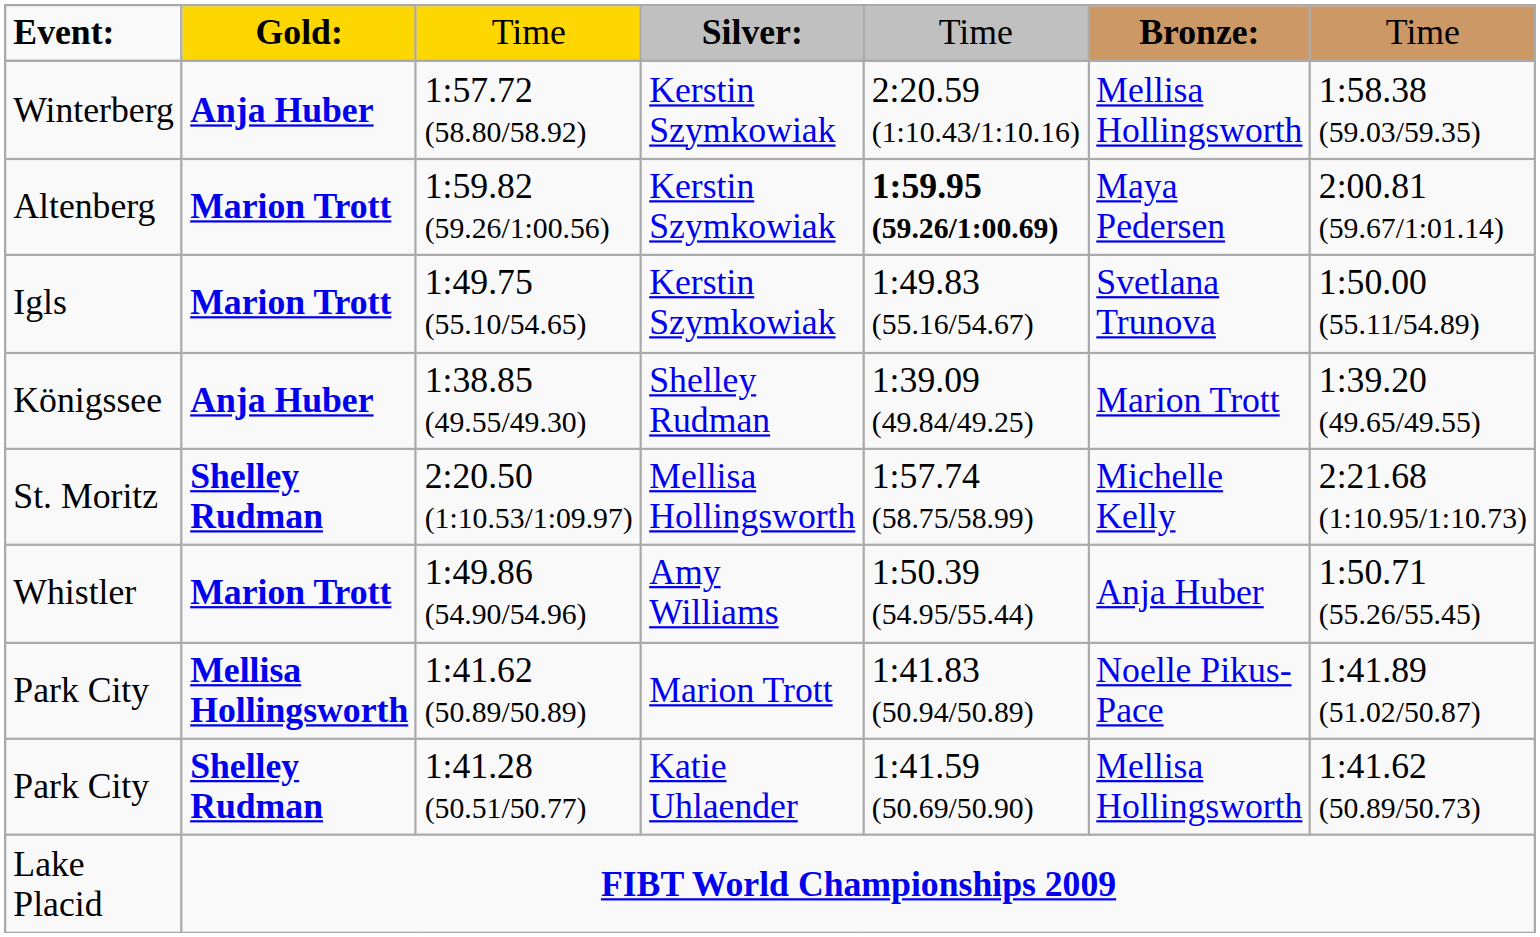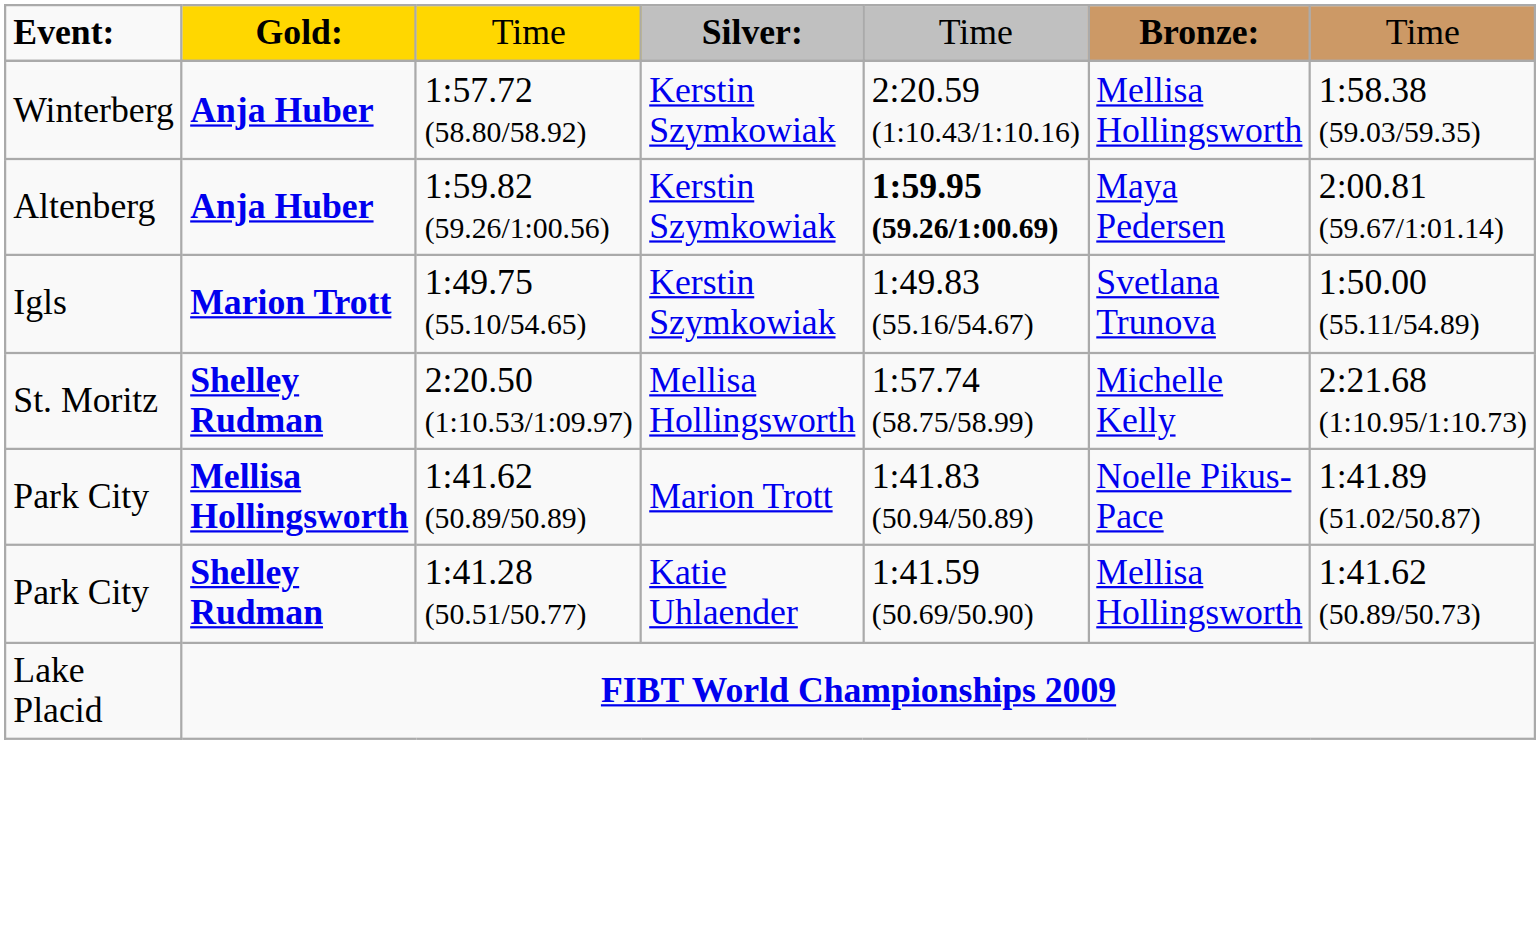(291, 206) Marion Trott -> (282, 206) Anja Huber
- row: (506, 399)
- row: (506, 593)
